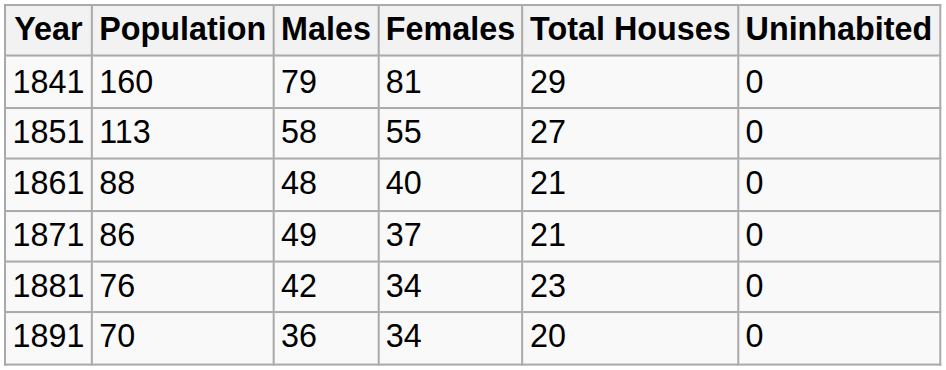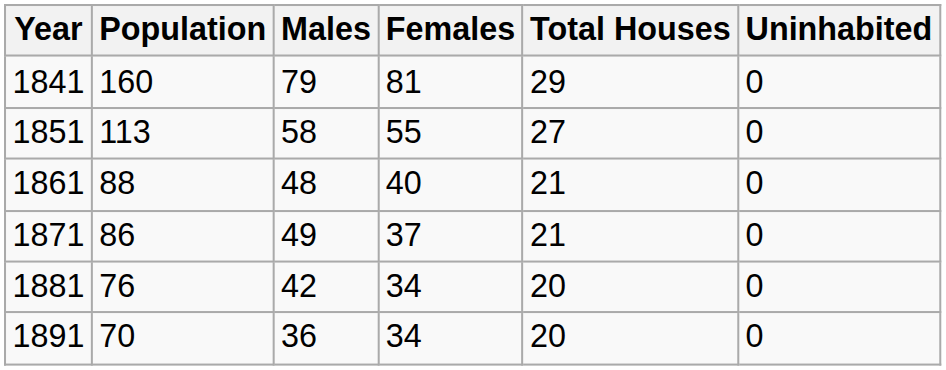(548, 286) 23 -> (548, 286) 20
